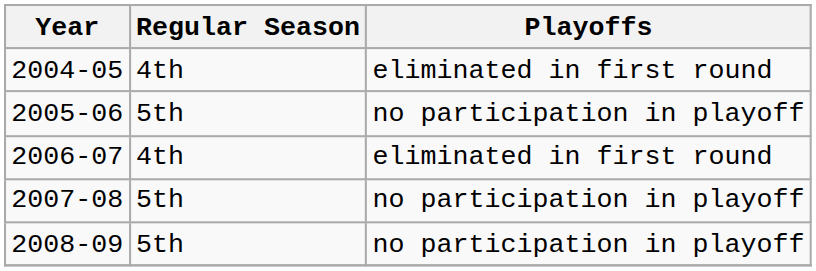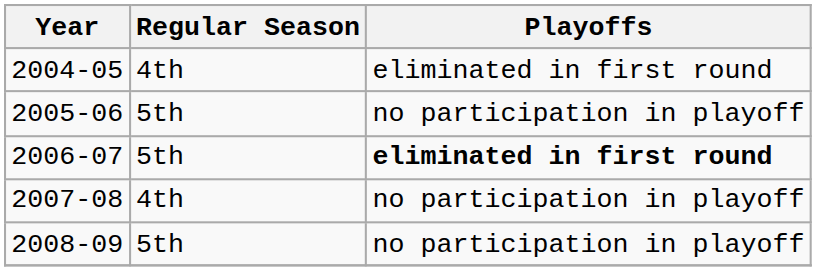(160, 157) 4th -> (160, 157) 5th
(573, 157) normal -> (573, 157) bold
(160, 200) 5th -> (160, 200) 4th
